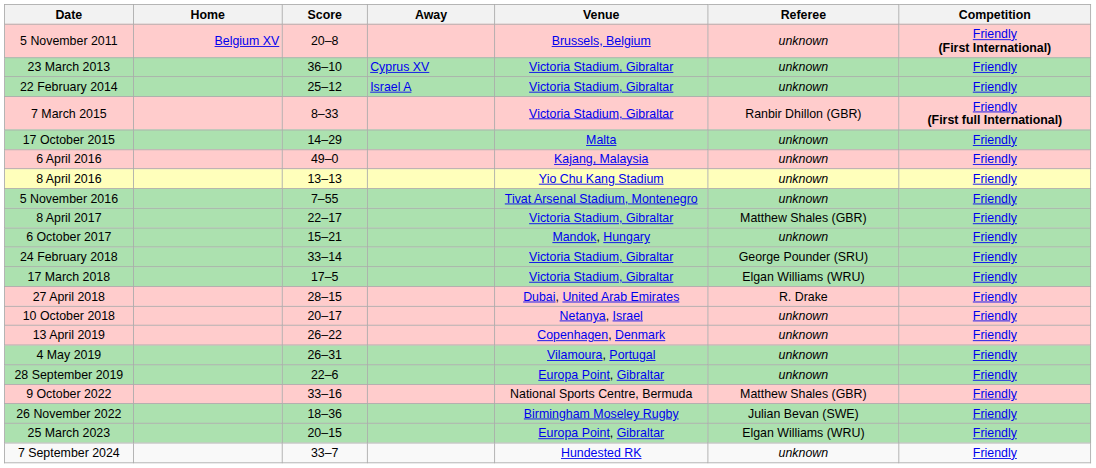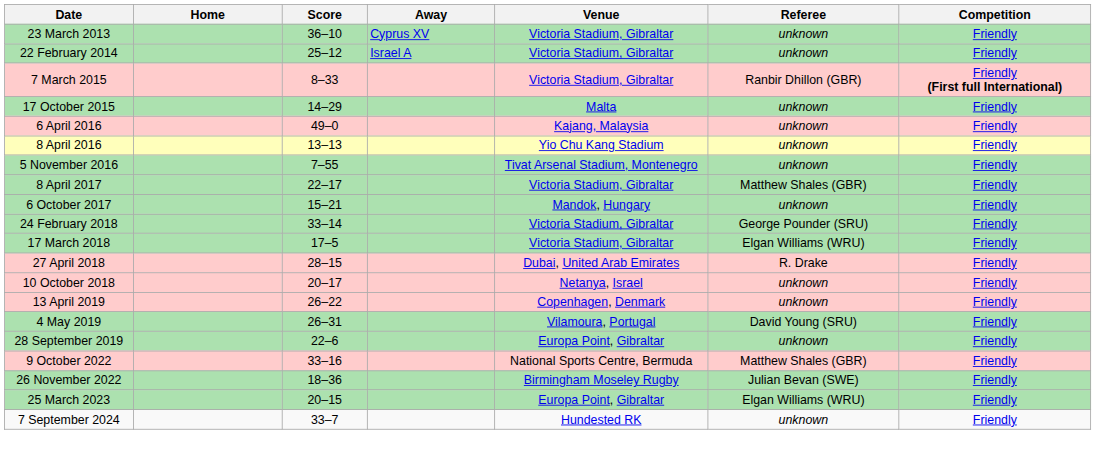- row: (69, 41)
(803, 355) unknown -> (803, 322) David Young (SRU)
